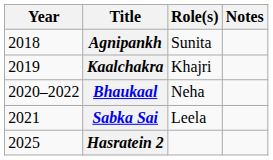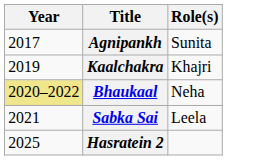- column: (245, 17)
(24, 42) 2018 -> (24, 42) 2017
(44, 92) no background -> (44, 92) khaki background
